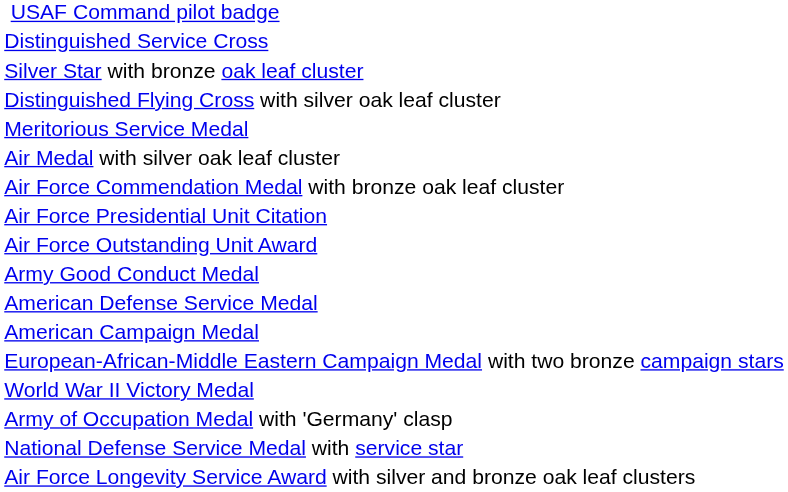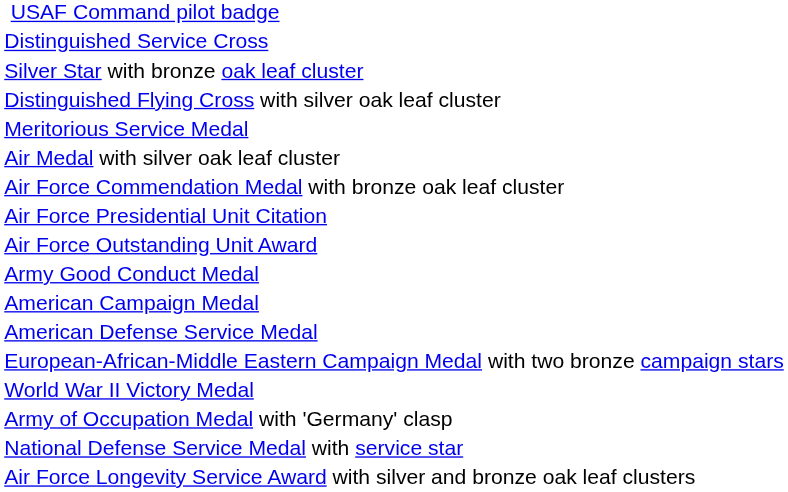rows swapped: (161, 303) <-> (132, 332)
